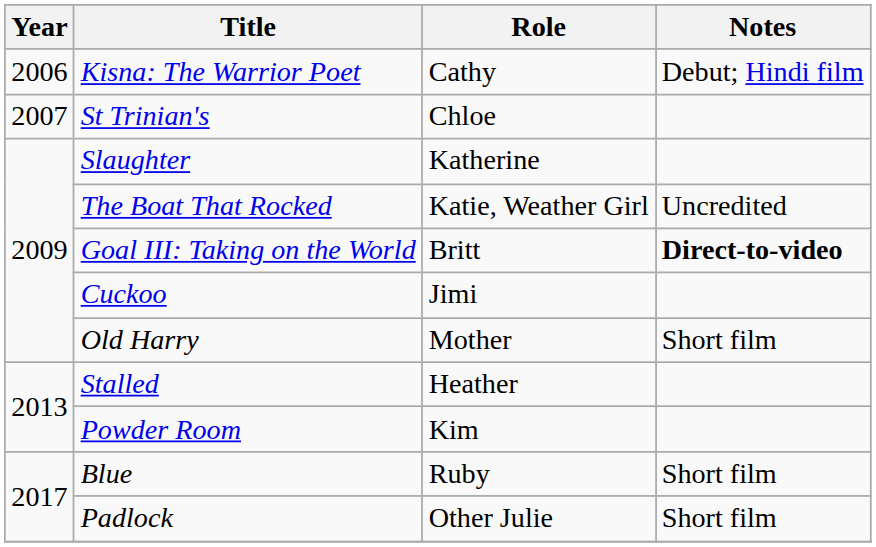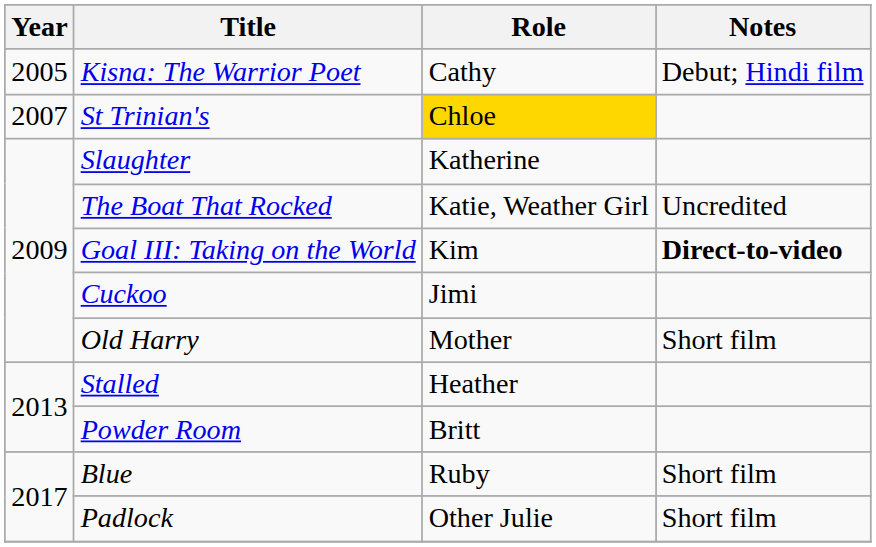(40, 71) 2006 -> (40, 71) 2005
(462, 116) no background -> (462, 116) gold background
(455, 250) Britt -> (454, 250) Kim
(454, 428) Kim -> (455, 428) Britt
